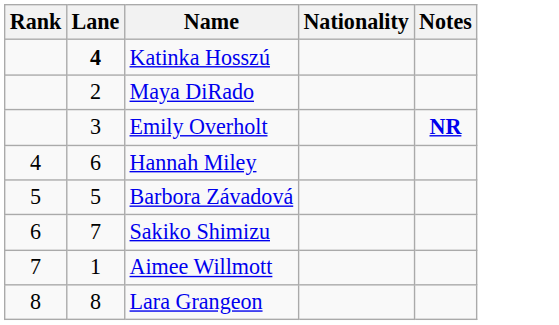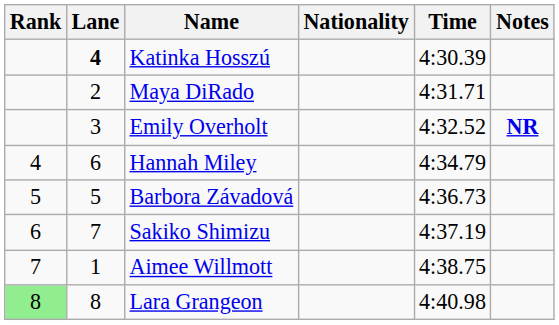+ column: (453, 22)
(36, 302) no background -> (36, 302) lightgreen background
